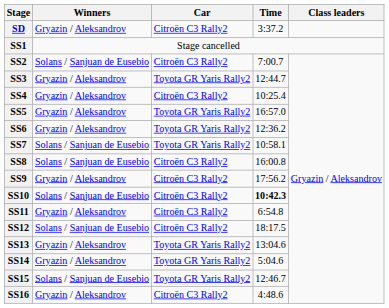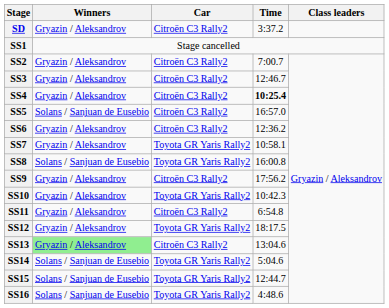(92, 62) Solans / Sanjuan de Eusebio -> (81, 62) Gryazin / Aleksandrov
(202, 78) Toyota GR Yaris Rally2 -> (191, 78) Citroën C3 Rally2
(271, 78) 12:44.7 -> (271, 78) 12:46.7
(271, 95) normal -> (271, 95) bold
(81, 112) Gryazin / Aleksandrov -> (92, 112) Solans / Sanjuan de Eusebio
(202, 112) Toyota GR Yaris Rally2 -> (191, 112) Citroën C3 Rally2
(202, 128) Toyota GR Yaris Rally2 -> (191, 128) Citroën C3 Rally2
(92, 145) Solans / Sanjuan de Eusebio -> (81, 145) Gryazin / Aleksandrov
(191, 161) Citroën C3 Rally2 -> (202, 161) Toyota GR Yaris Rally2
(92, 195) Solans / Sanjuan de Eusebio -> (81, 195) Gryazin / Aleksandrov
(191, 195) Citroën C3 Rally2 -> (202, 195) Toyota GR Yaris Rally2
(271, 195) bold -> (271, 195) normal
(92, 228) Solans / Sanjuan de Eusebio -> (81, 228) Gryazin / Aleksandrov
(191, 228) Citroën C3 Rally2 -> (202, 228) Toyota GR Yaris Rally2
(81, 244) no background -> (81, 244) lightgreen background
(202, 244) Toyota GR Yaris Rally2 -> (191, 244) Citroën C3 Rally2
(81, 261) Gryazin / Aleksandrov -> (92, 261) Solans / Sanjuan de Eusebio
(271, 278) 12:46.7 -> (271, 278) 12:44.7
(81, 294) Gryazin / Aleksandrov -> (92, 294) Solans / Sanjuan de Eusebio
(191, 294) Citroën C3 Rally2 -> (202, 294) Toyota GR Yaris Rally2
